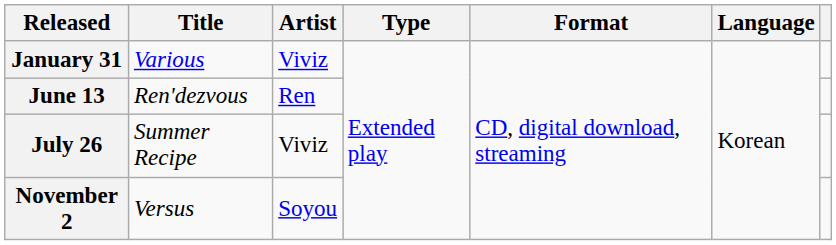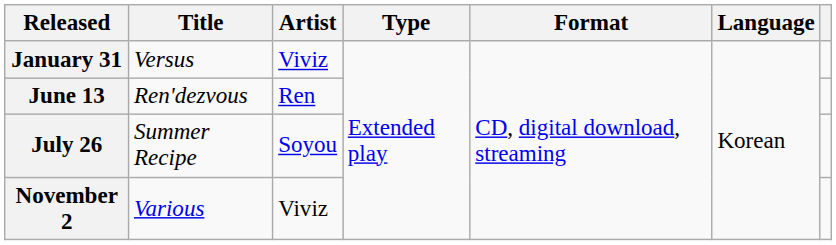(169, 59) Various -> (164, 59) Versus
(303, 145) Viviz -> (308, 145) Soyou
(164, 207) Versus -> (169, 207) Various
(308, 207) Soyou -> (303, 207) Viviz
